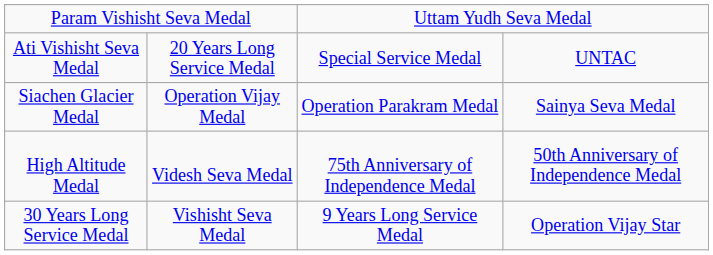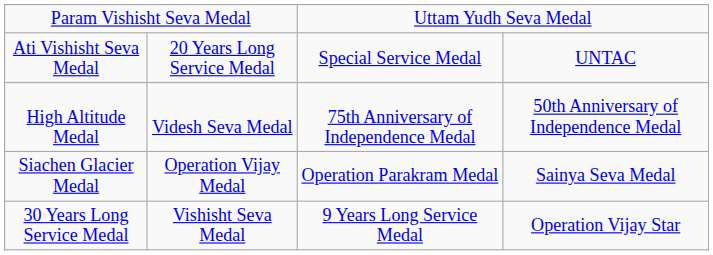rows swapped: (76, 106) <-> (76, 176)
